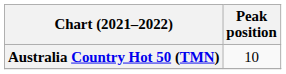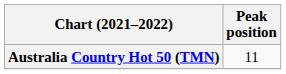(252, 56) 10 -> (252, 56) 11
